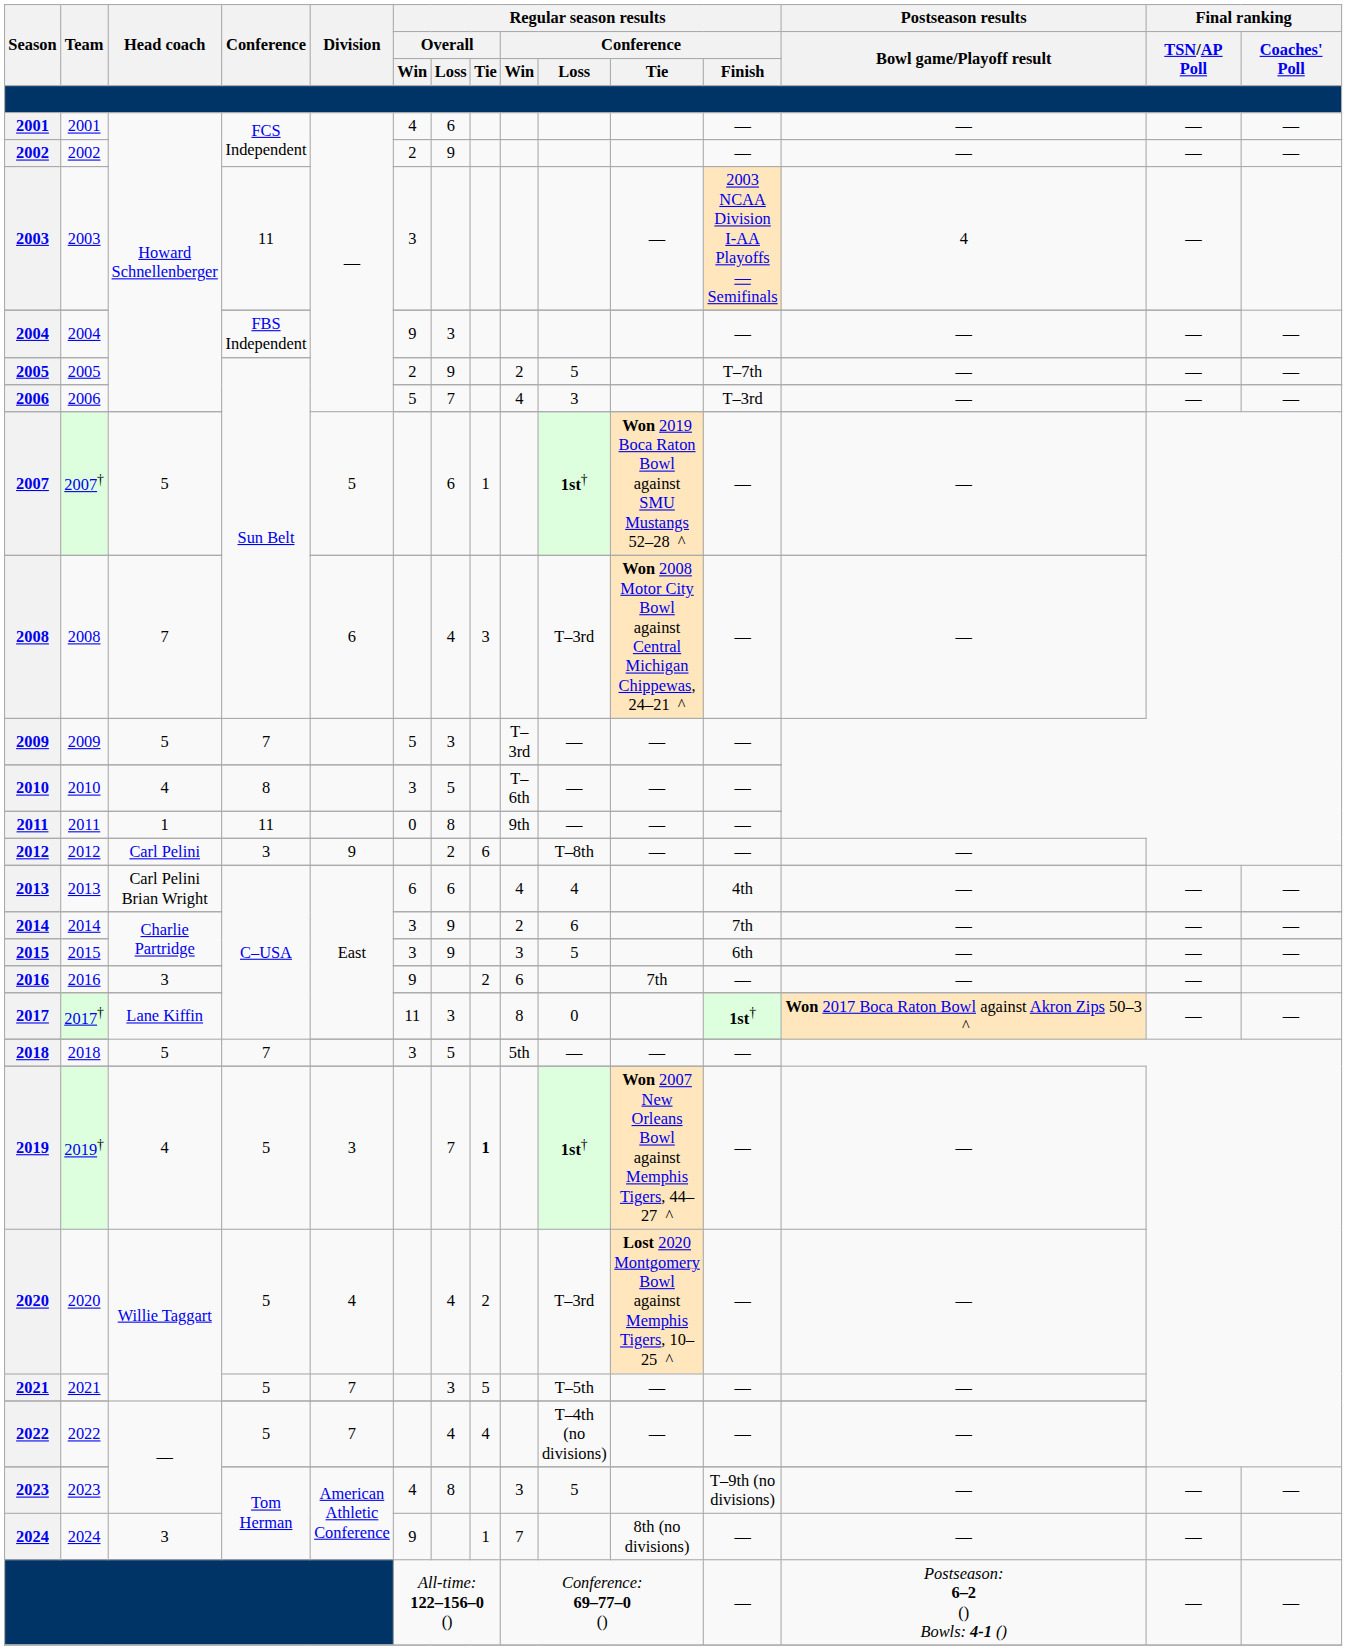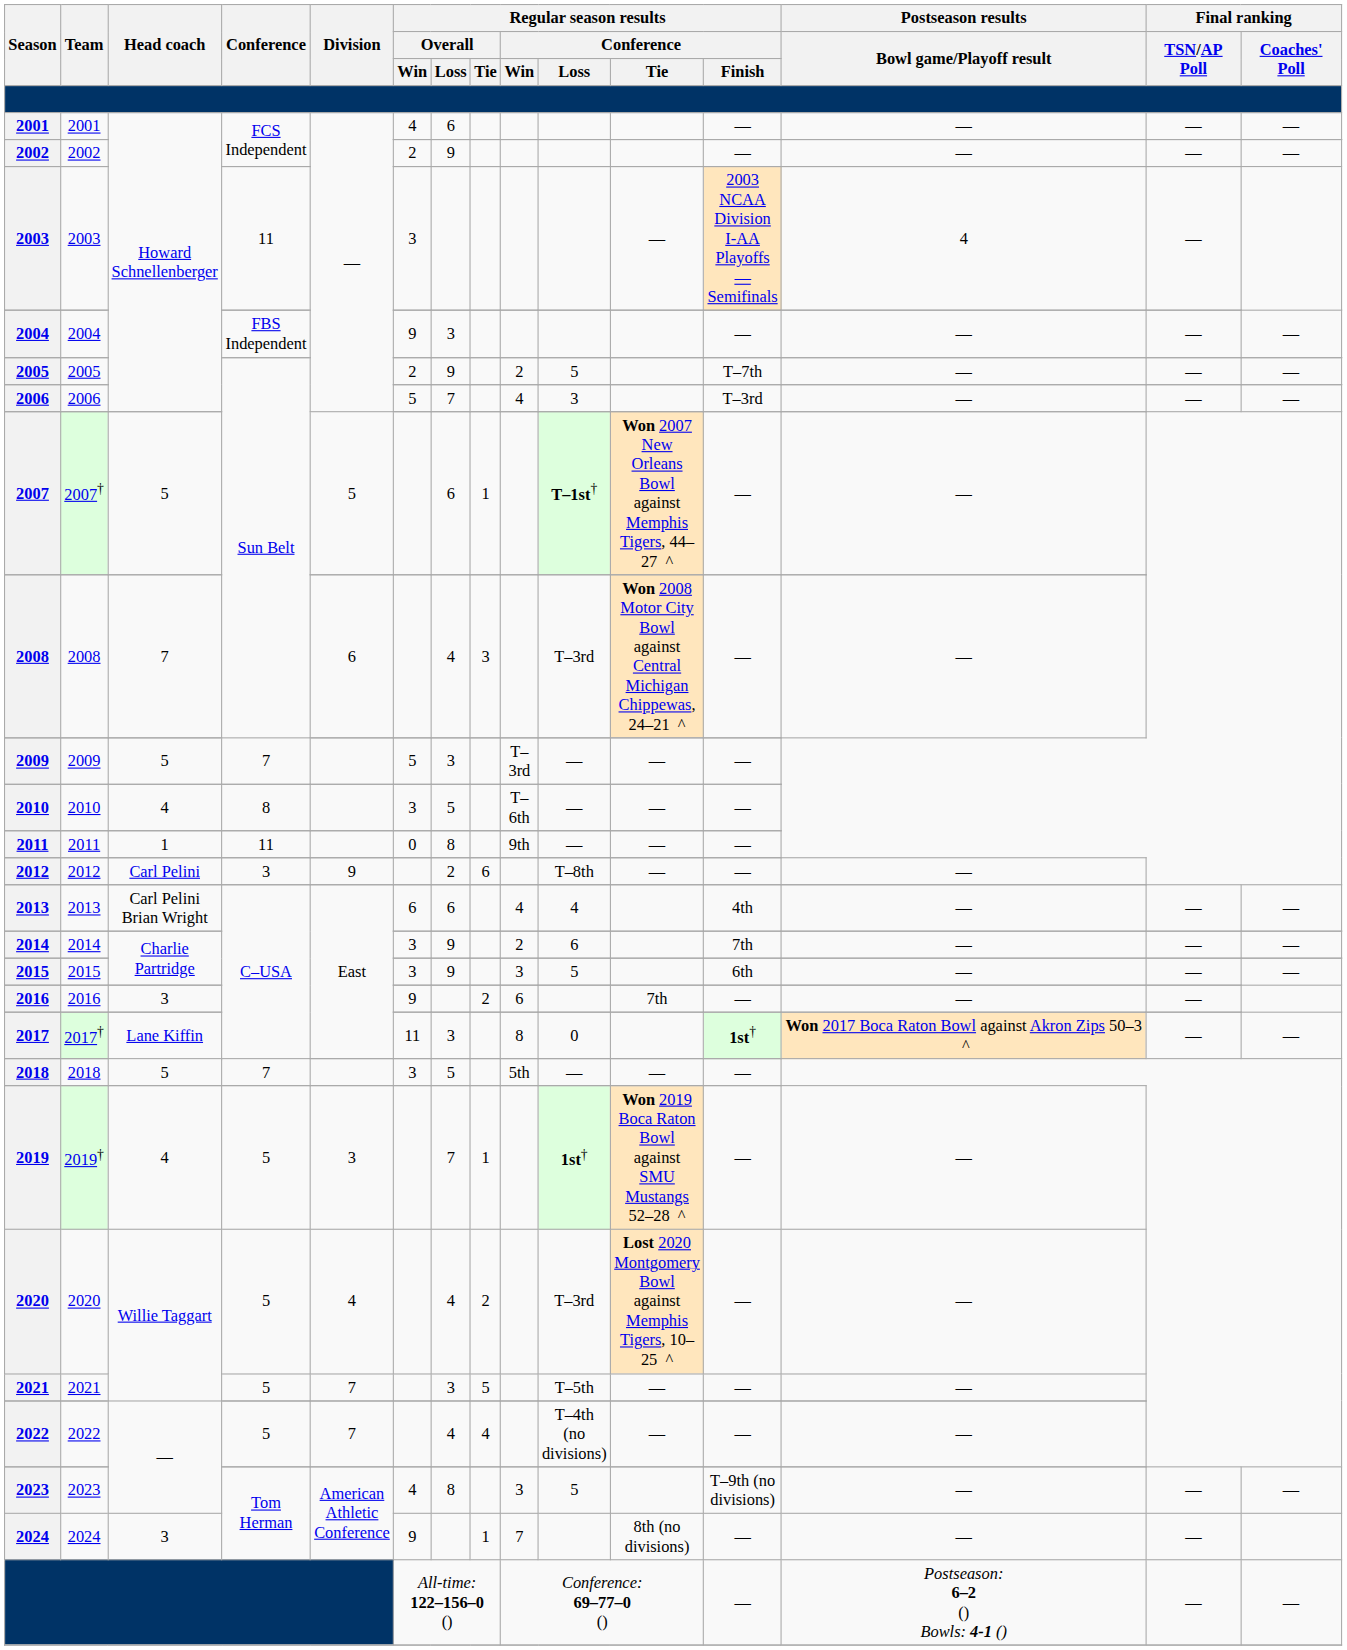(574, 483) 1st† -> (574, 493) T–1st†
(657, 483) Won 2019 Boca Raton Bowl against SMU Mustangs 52–28 ^ -> (657, 493) Won 2007 New Orleans Bowl against Memphis Tigers, 44–27 ^
(486, 1148) bold -> (486, 1158) normal
(657, 1148) Won 2007 New Orleans Bowl against Memphis Tigers, 44–27 ^ -> (657, 1158) Won 2019 Boca Raton Bowl against SMU Mustangs 52–28 ^
